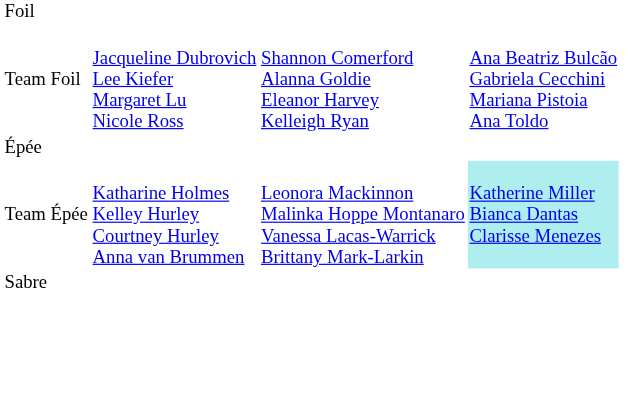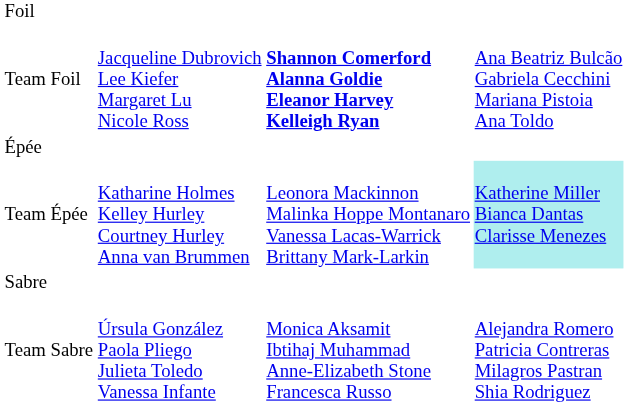(337, 89) normal -> (349, 89) bold
+ row: (49, 350)
